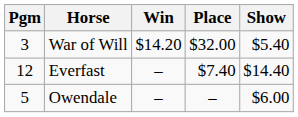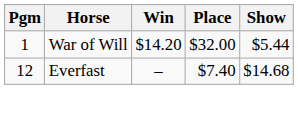(25, 44) 3 -> (25, 44) 1
(271, 44) $5.40 -> (271, 44) $5.44
(266, 71) $14.40 -> (266, 71) $14.68
- row: (83, 97)
